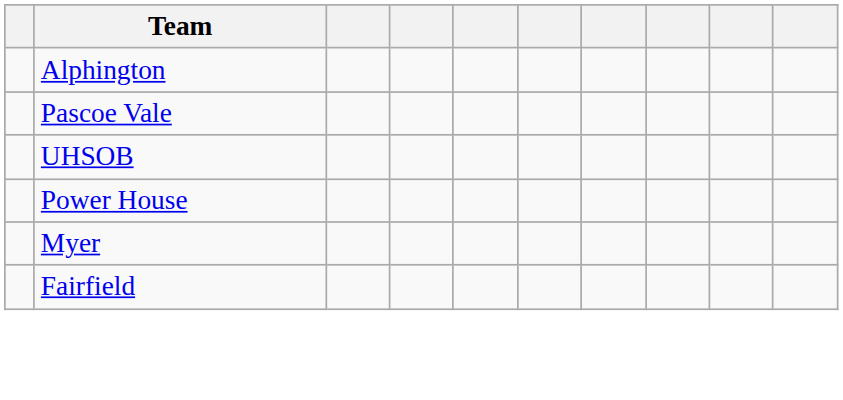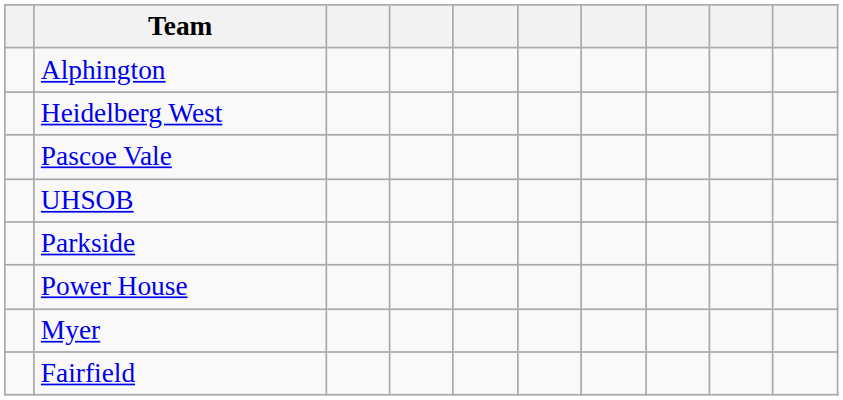+ row: (132, 112)
+ row: (88, 243)
